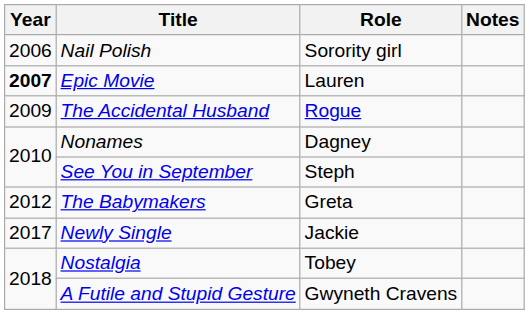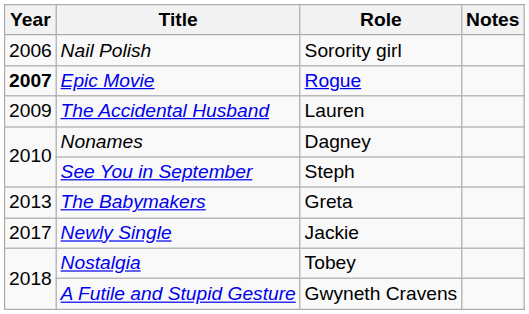(334, 80) Lauren -> (333, 80) Rogue
(333, 111) Rogue -> (334, 111) Lauren
(30, 202) 2012 -> (30, 202) 2013
